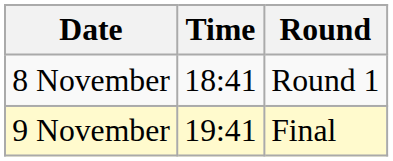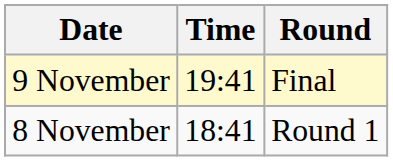rows swapped: (91, 79) <-> (91, 130)
